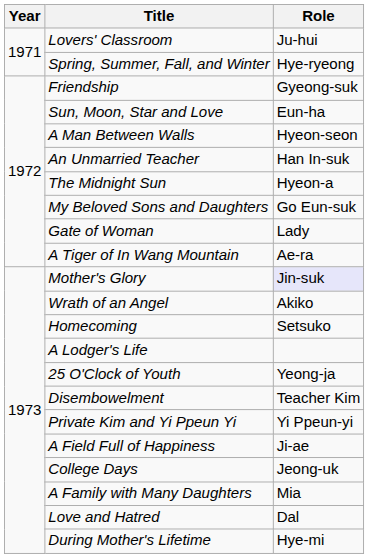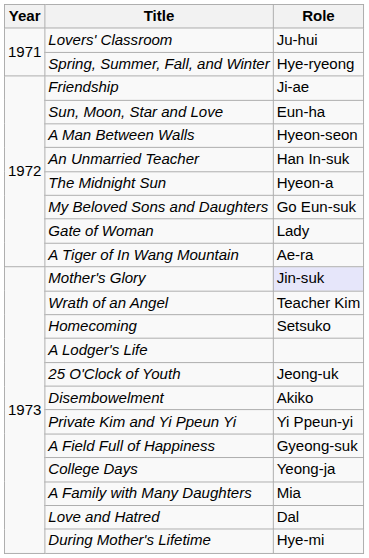(317, 87) Gyeong-suk -> (293, 87) Ji-ae
(295, 302) Akiko -> (318, 302) Teacher Kim
(306, 374) Yeong-ja -> (308, 374) Jeong-uk
(318, 398) Teacher Kim -> (295, 398) Akiko
(293, 445) Ji-ae -> (317, 445) Gyeong-suk
(308, 469) Jeong-uk -> (306, 469) Yeong-ja
